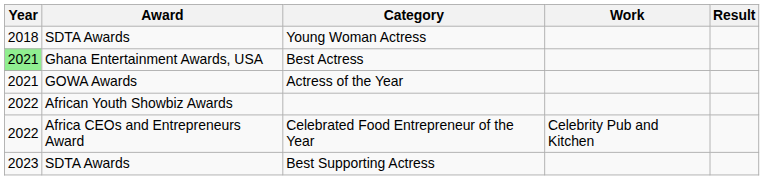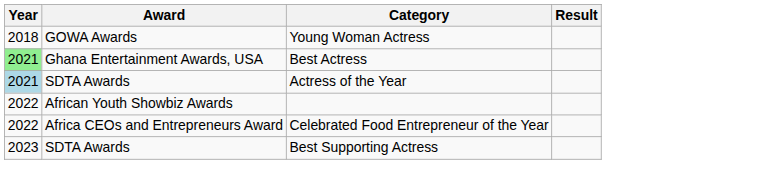- column: (627, 15)
(87, 37) SDTA Awards -> (91, 37) GOWA Awards
(23, 81) no background -> (23, 81) lightblue background
(91, 81) GOWA Awards -> (87, 81) SDTA Awards
